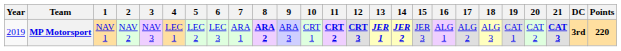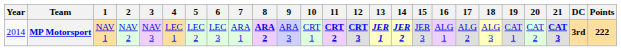(16, 32) 2019 -> (16, 32) 2014
(602, 32) 220 -> (602, 32) 222
